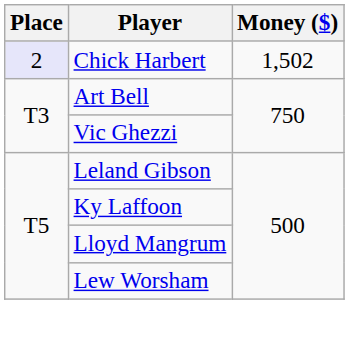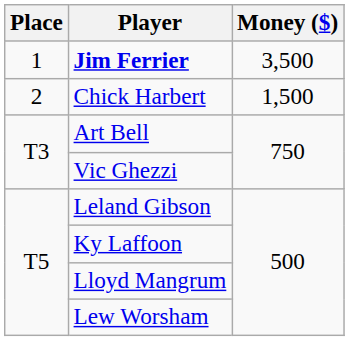+ row: (131, 59)
(36, 59) lavender background -> (36, 96) no background
(288, 59) 1,502 -> (288, 96) 1,500
